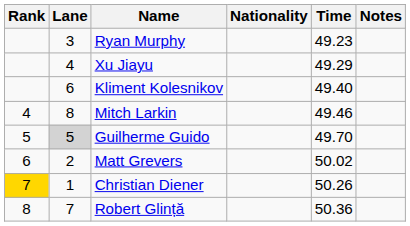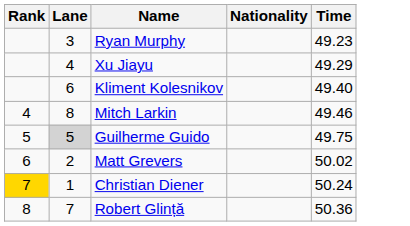- column: (381, 16)
(334, 137) 49.70 -> (334, 137) 49.75
(334, 185) 50.26 -> (334, 185) 50.24
